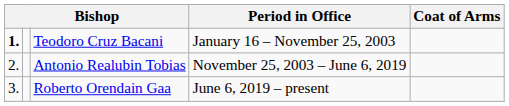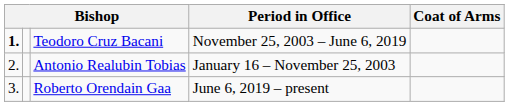(294, 40) January 16 – November 25, 2003 -> (300, 40) November 25, 2003 – June 6, 2019
(300, 64) November 25, 2003 – June 6, 2019 -> (294, 64) January 16 – November 25, 2003
